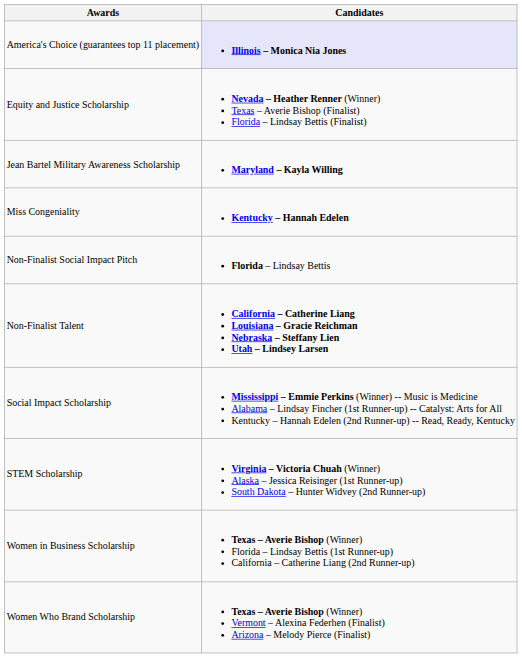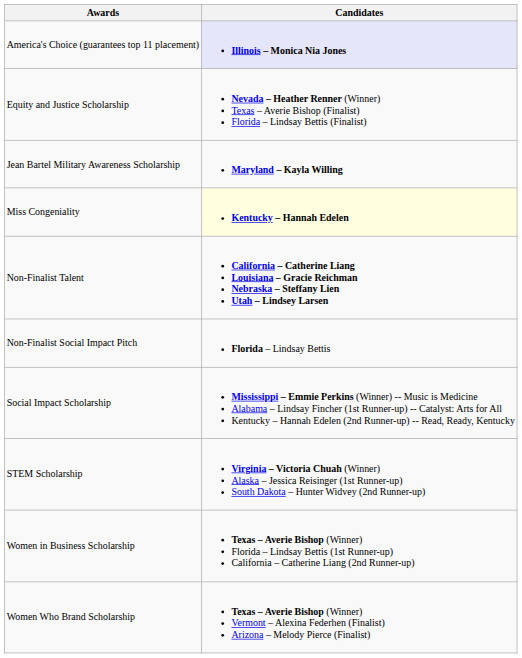(359, 218) no background -> (359, 218) lightyellow background
rows swapped: (45, 326) <-> (72, 260)
